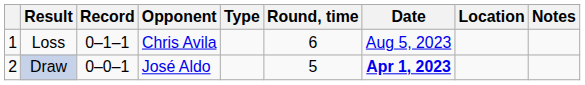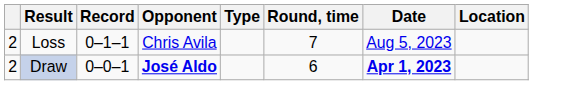- column: (554, 17)
(13, 42) 1 -> (13, 42) 2
(313, 42) 6 -> (313, 42) 7
(176, 67) normal -> (179, 67) bold
(313, 67) 5 -> (313, 67) 6
